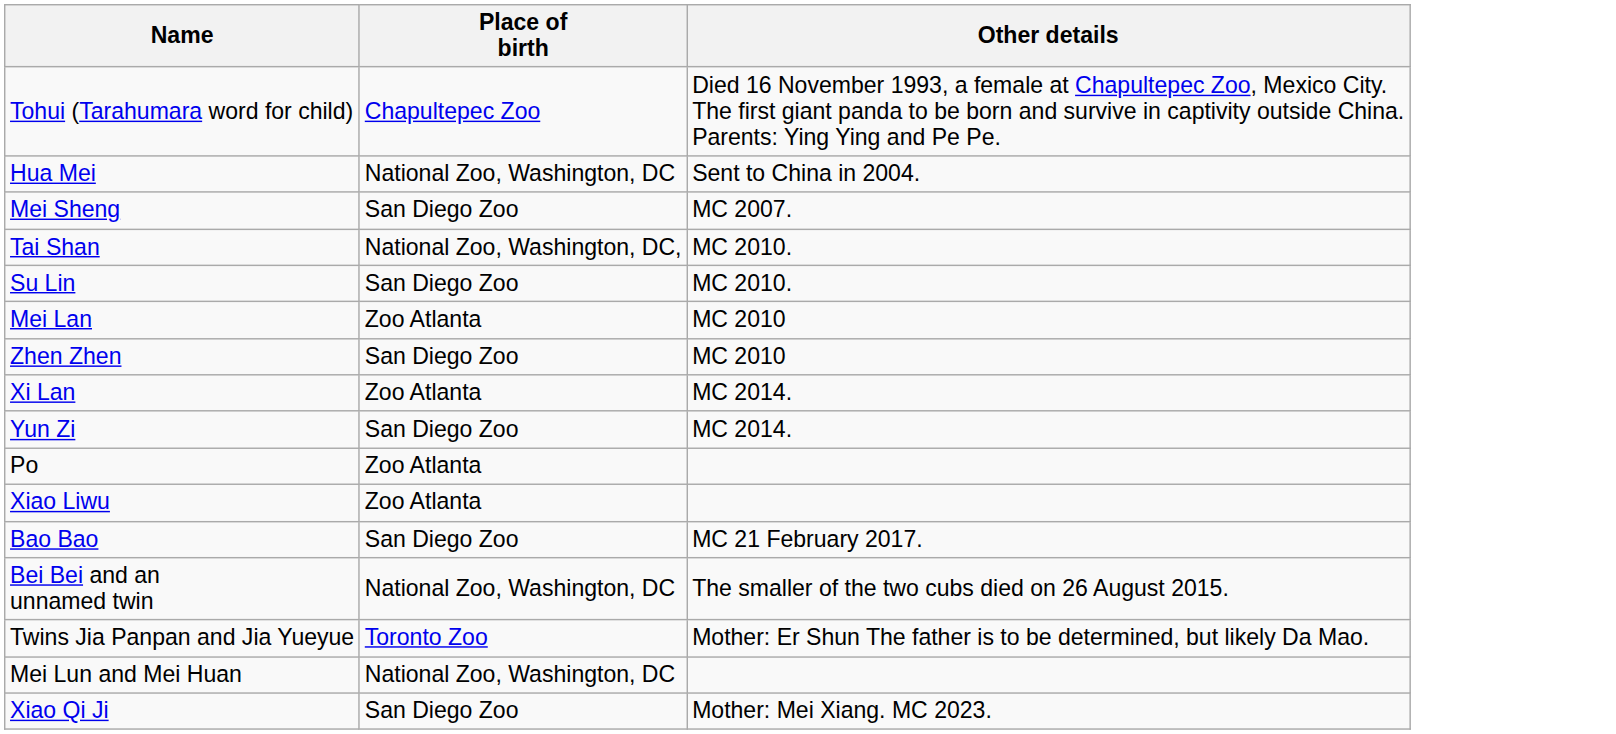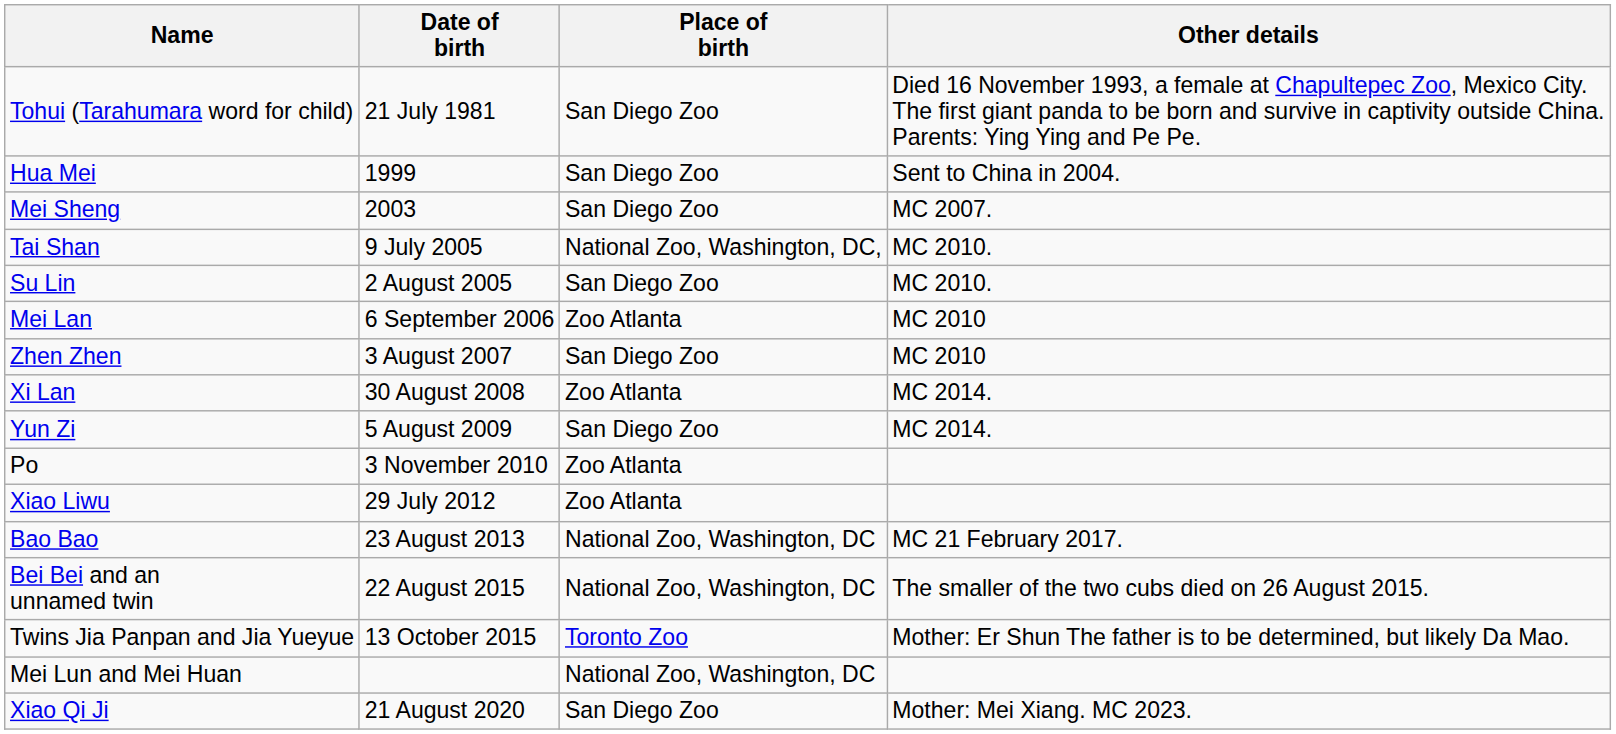+ column: (460, 35)
(453, 111) Chapultepec Zoo -> (642, 111) San Diego Zoo
(520, 173) National Zoo, Washington, DC -> (642, 173) San Diego Zoo
(442, 539) San Diego Zoo -> (720, 539) National Zoo, Washington, DC
